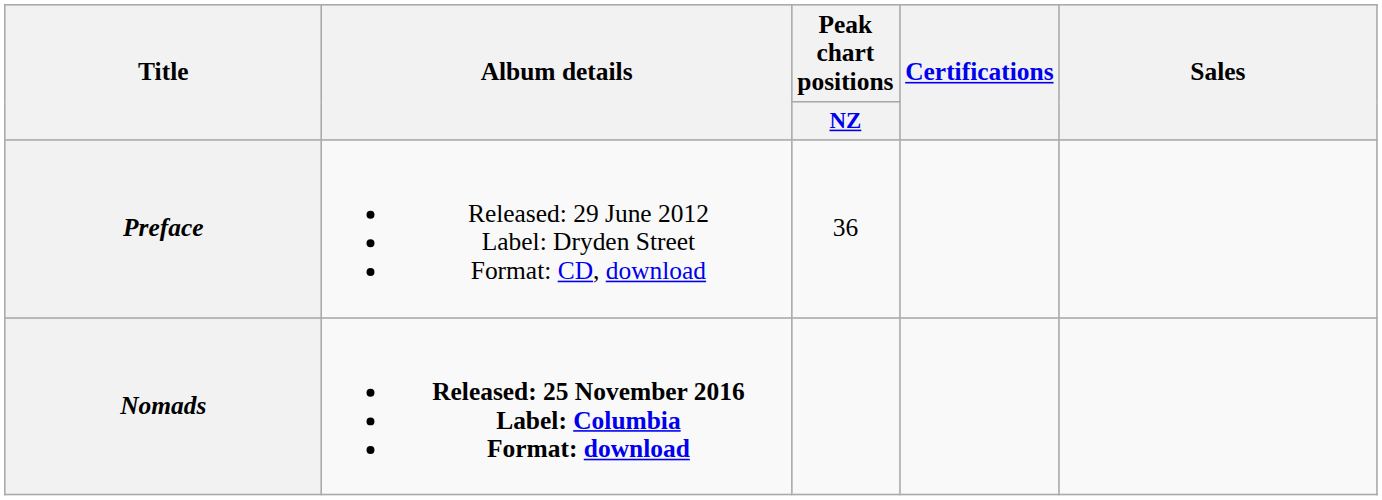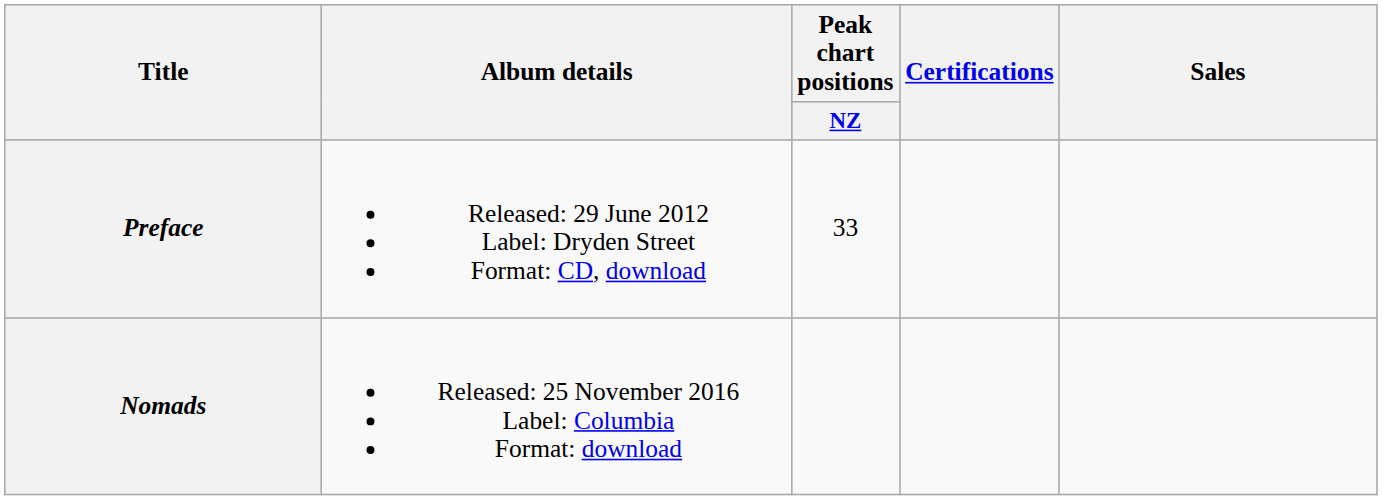(845, 228) 36 -> (845, 228) 33
(557, 420) bold -> (557, 420) normal
